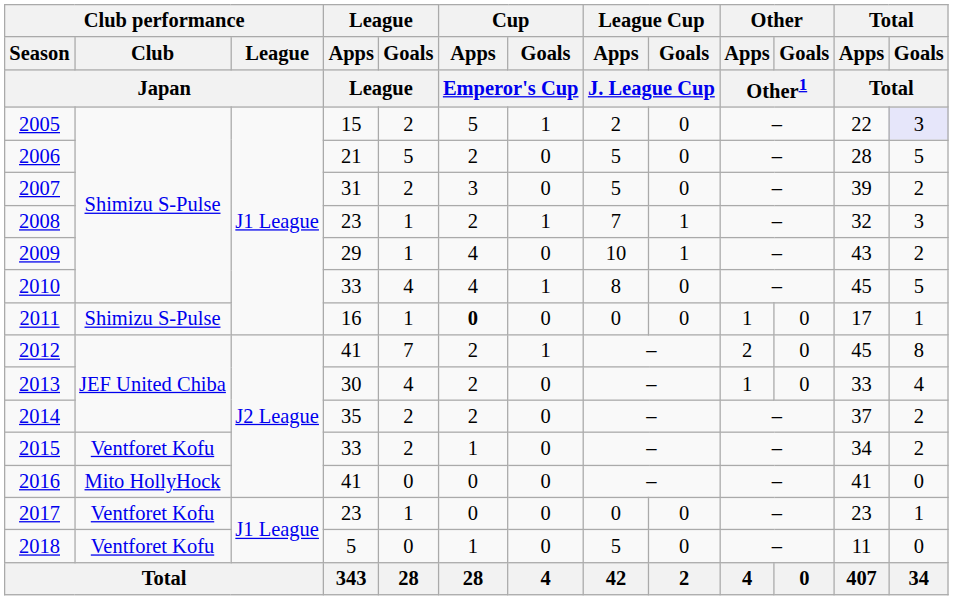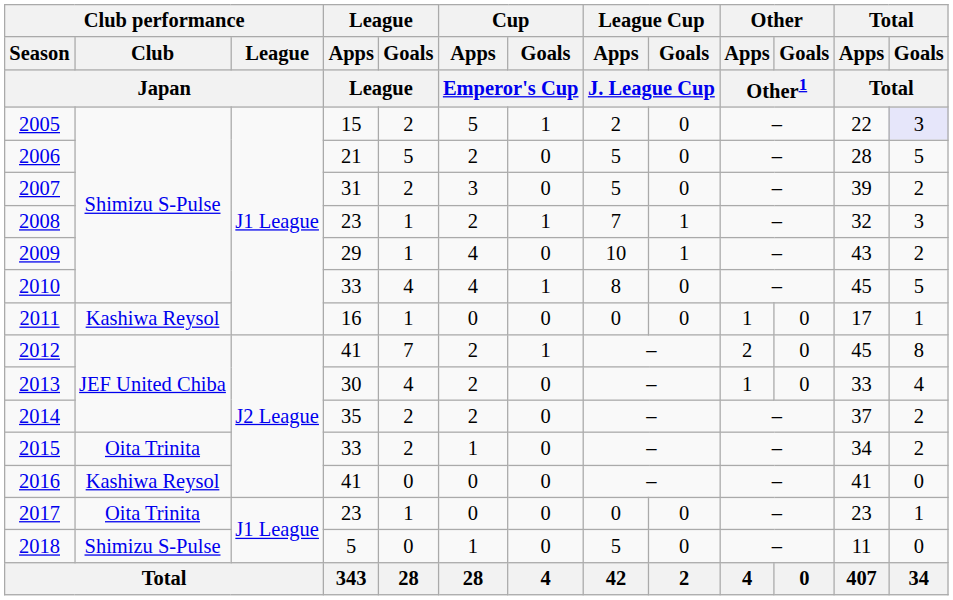(153, 318) Shimizu S-Pulse -> (152, 318) Kashiwa Reysol
(473, 318) bold -> (473, 318) normal
(153, 448) Ventforet Kofu -> (153, 448) Oita Trinita
(153, 480) Mito HollyHock -> (152, 480) Kashiwa Reysol
(153, 513) Ventforet Kofu -> (153, 513) Oita Trinita
(153, 545) Ventforet Kofu -> (153, 545) Shimizu S-Pulse
